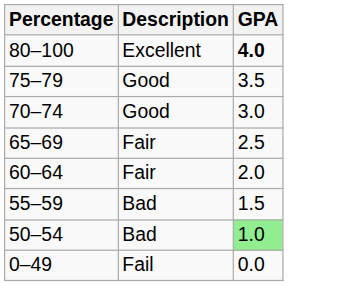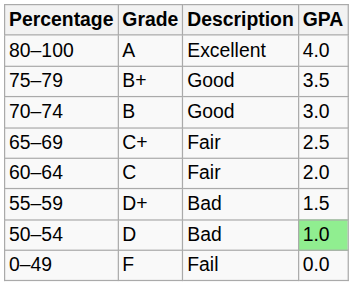+ column: (150, 19)
(251, 50) bold -> (316, 50) normal
